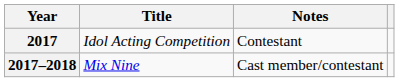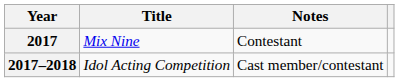(157, 40) Idol Acting Competition -> (111, 40) Mix Nine
(111, 64) Mix Nine -> (157, 64) Idol Acting Competition
